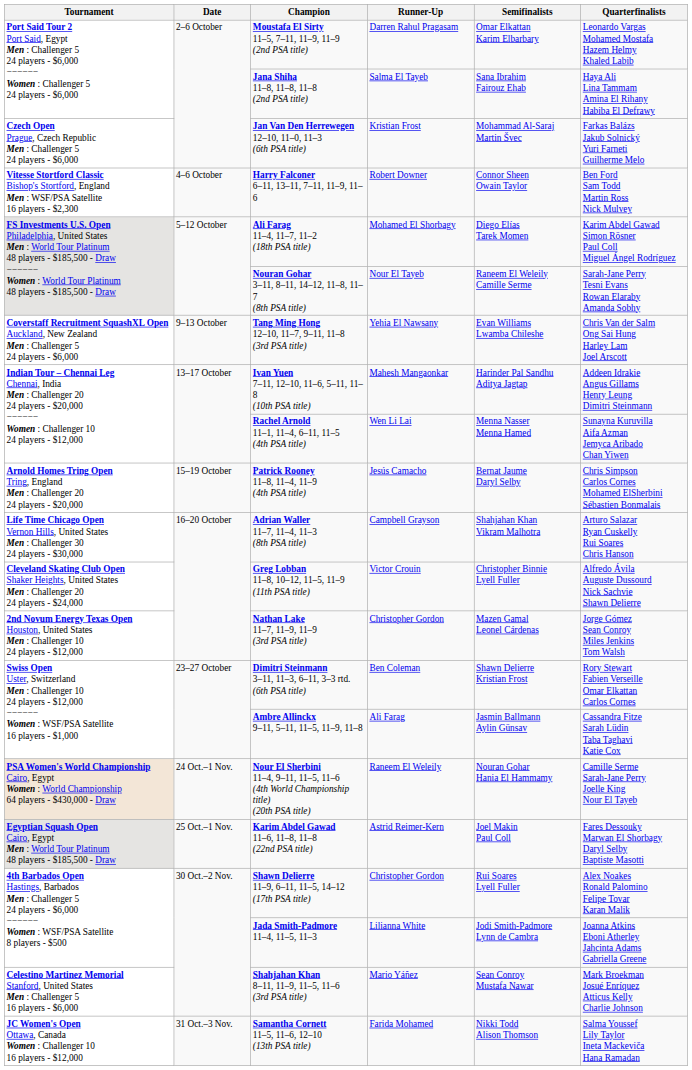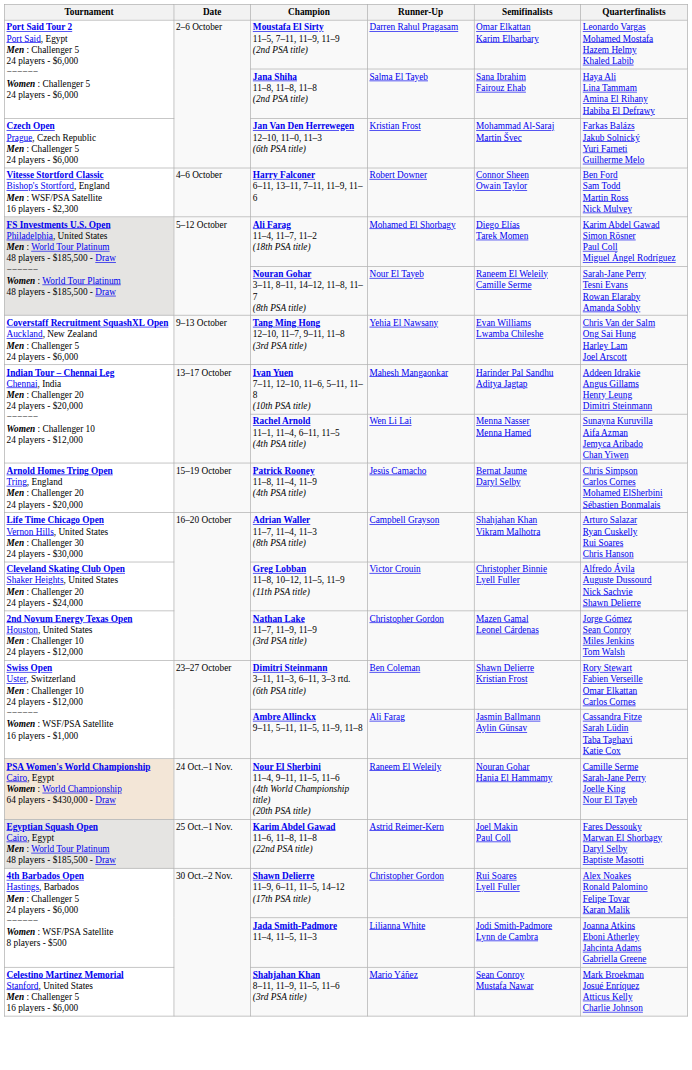- row: (290, 1035)
